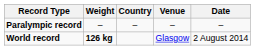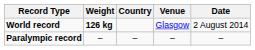rows swapped: (33, 39) <-> (44, 25)
